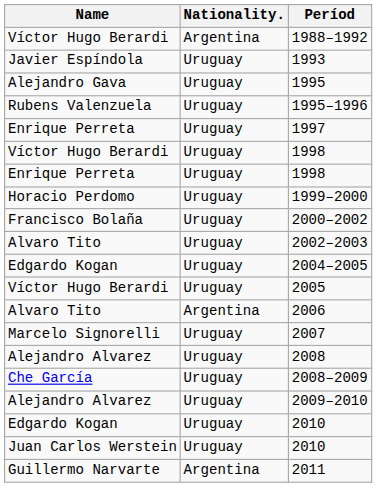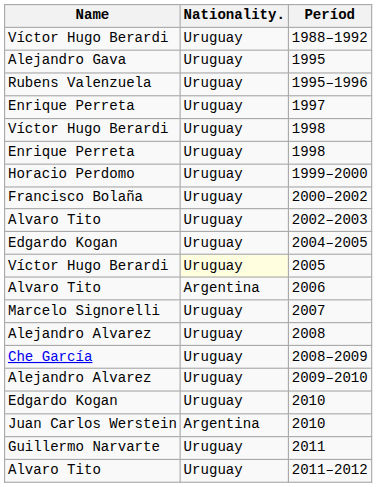(222, 39) Argentina -> (213, 39) Uruguay
- row: (76, 62)
(213, 289) no background -> (213, 266) lightyellow background
(213, 448) Uruguay -> (222, 425) Argentina
(222, 471) Argentina -> (213, 448) Uruguay
+ row: (54, 471)
